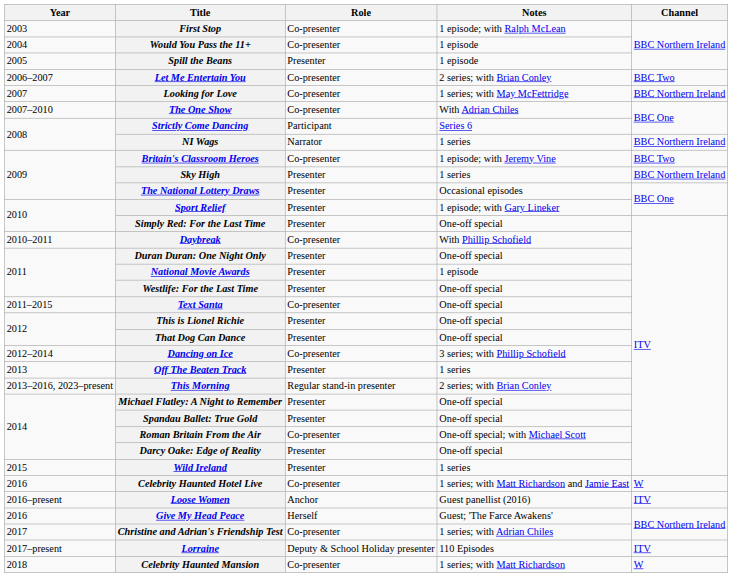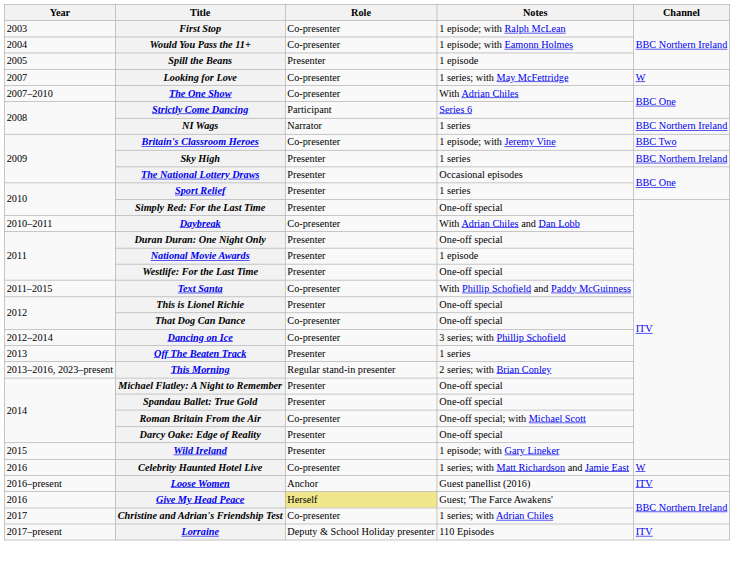(459, 45) 1 episode -> (506, 45) 1 episode; with Eamonn Holmes
- row: (200, 77)
(680, 93) BBC Northern Ireland -> (641, 77) W
(499, 207) 1 episode; with Gary Lineker -> (455, 191) 1 series
(485, 239) With Phillip Schofield -> (510, 223) With Adrian Chiles and Dan Lobb
(471, 304) One-off special -> (535, 288) With Phillip Schofield and Paddy McGuinness
(306, 337) Presenter -> (314, 321) Co-presenter
(455, 467) 1 series -> (499, 451) 1 episode; with Gary Lineker
(302, 516) no background -> (302, 499) khaki background
- row: (200, 564)
